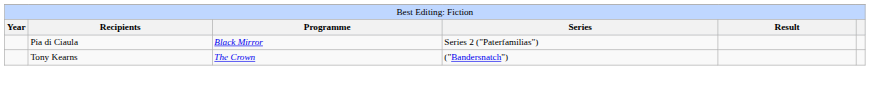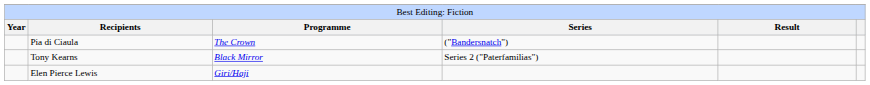(239, 42) Black Mirror -> (235, 42) The Crown
(491, 42) Series 2 ("Paterfamilias") -> (476, 42) ("Bandersnatch")
(235, 58) The Crown -> (239, 58) Black Mirror
(476, 58) ("Bandersnatch") -> (491, 58) Series 2 ("Paterfamilias")
+ row: (64, 73)
